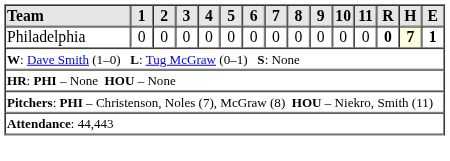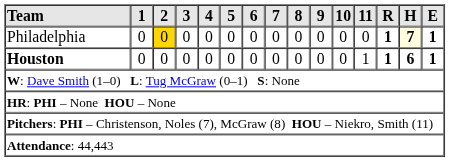(164, 37) no background -> (164, 37) gold background
(388, 37) 0 -> (388, 37) 1
+ row: (35, 58)
